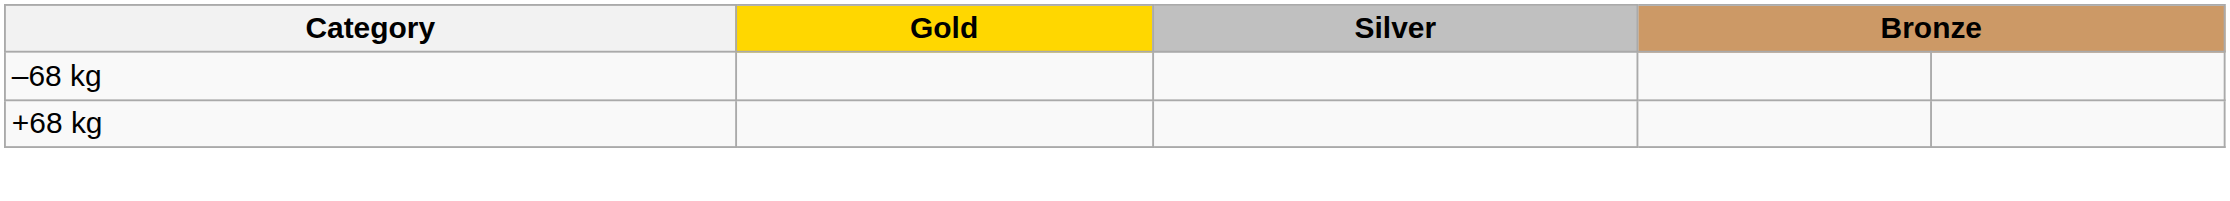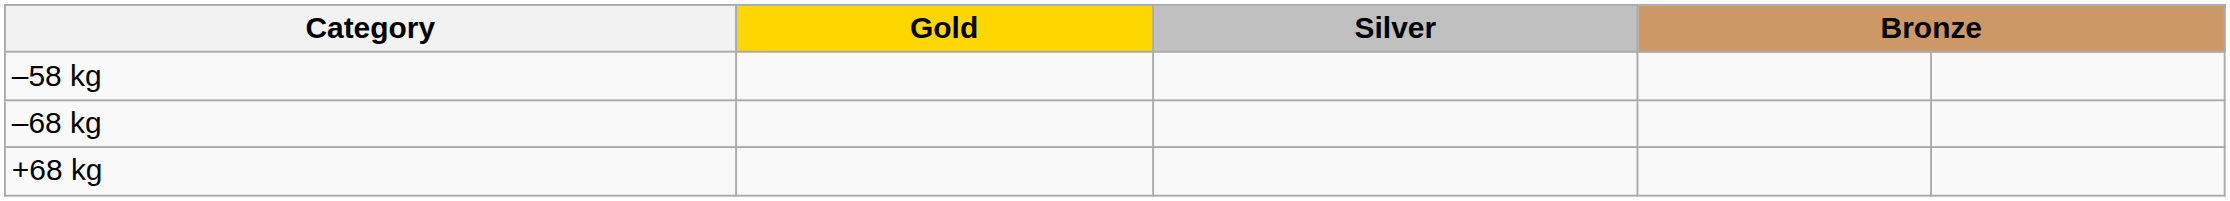+ row: (57, 75)
